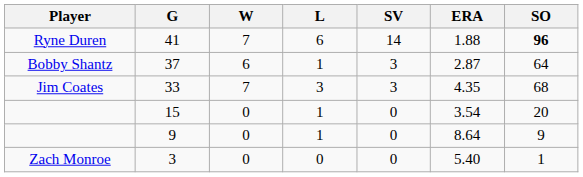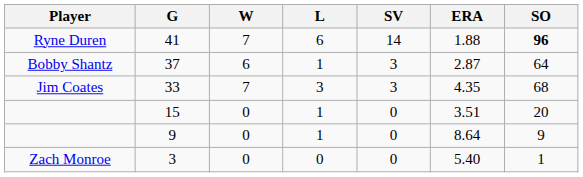(467, 111) 3.54 -> (467, 111) 3.51
